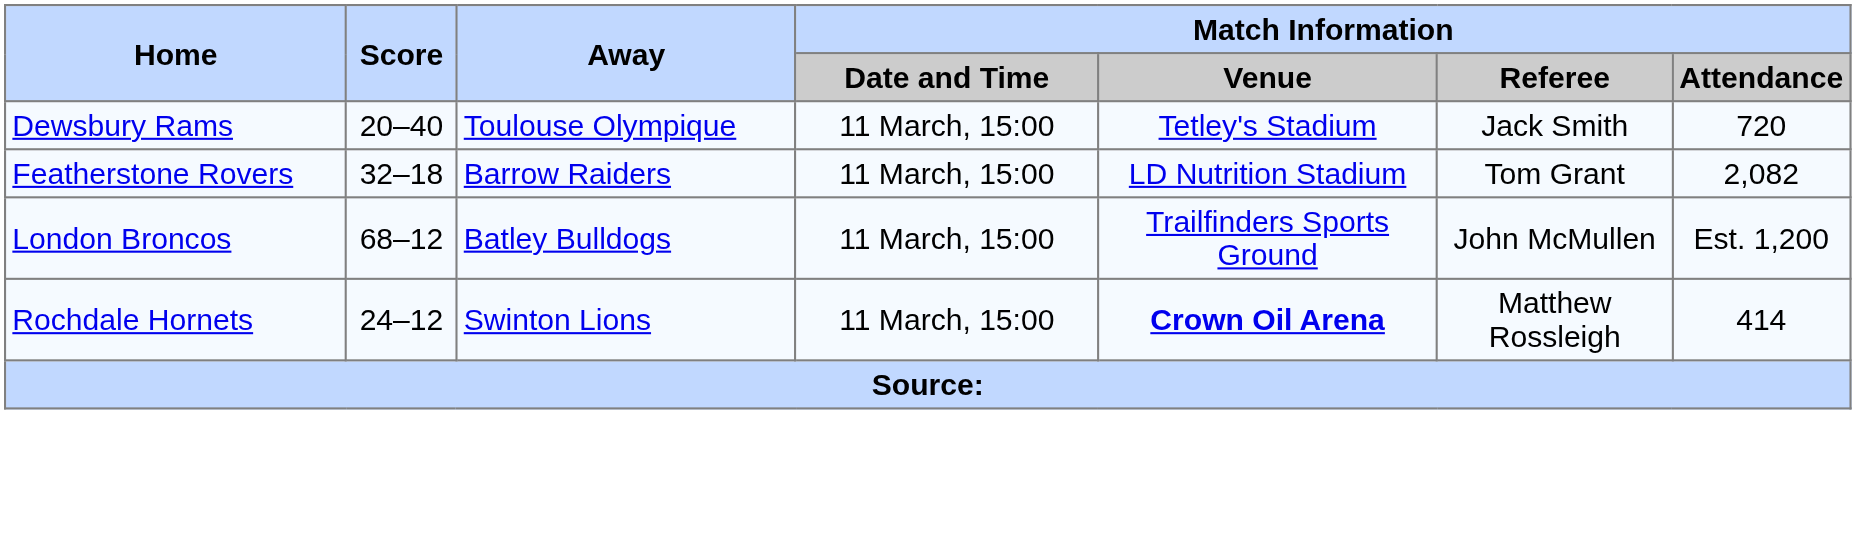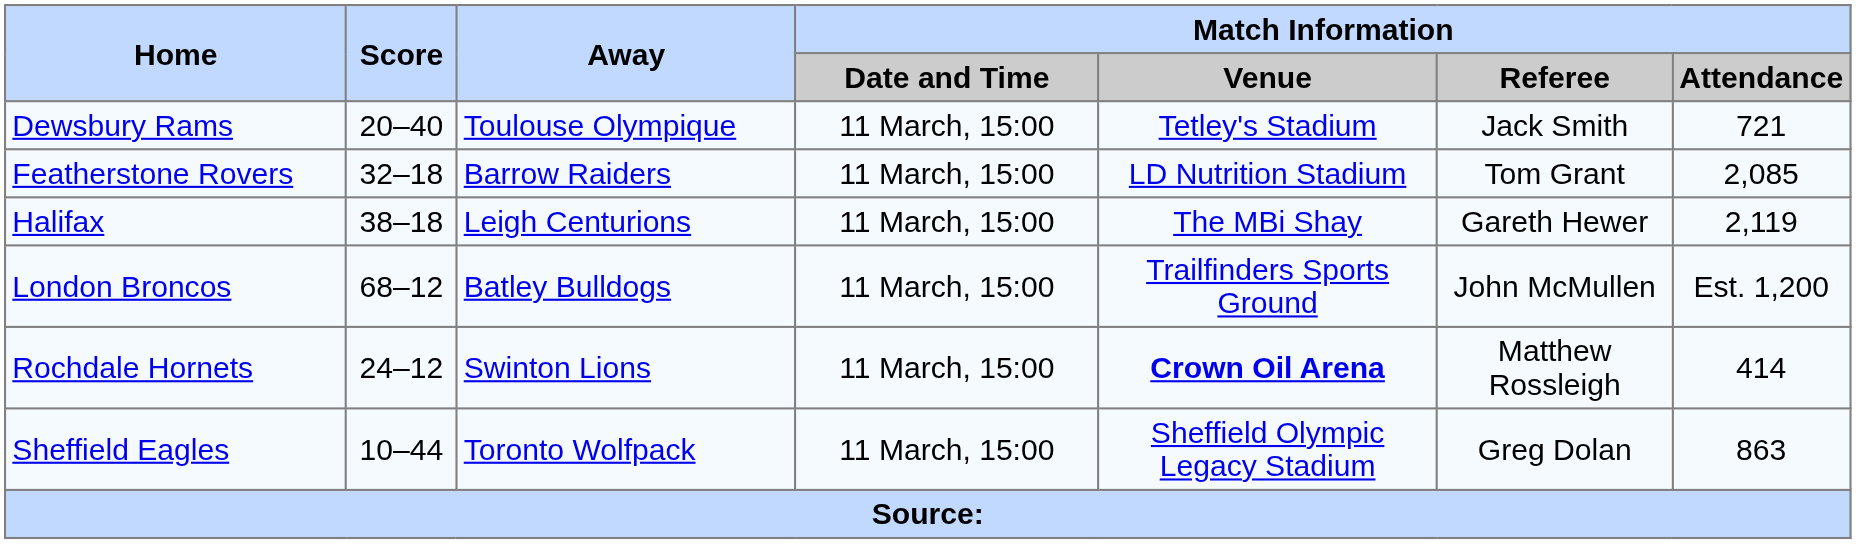(1761, 125) 720 -> (1761, 125) 721
(1761, 173) 2,082 -> (1761, 173) 2,085
+ row: (58, 221)
+ row: (121, 449)
